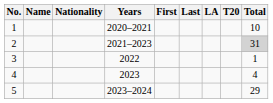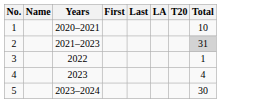- column: (79, 12)
(255, 91) 29 -> (203, 91) 30
